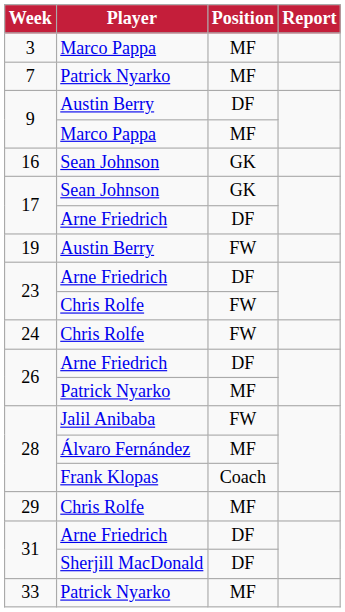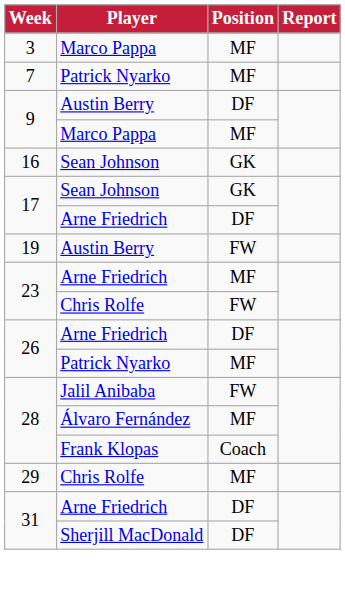(243, 276) DF -> (243, 276) MF
- row: (30, 334)
- row: (30, 592)
